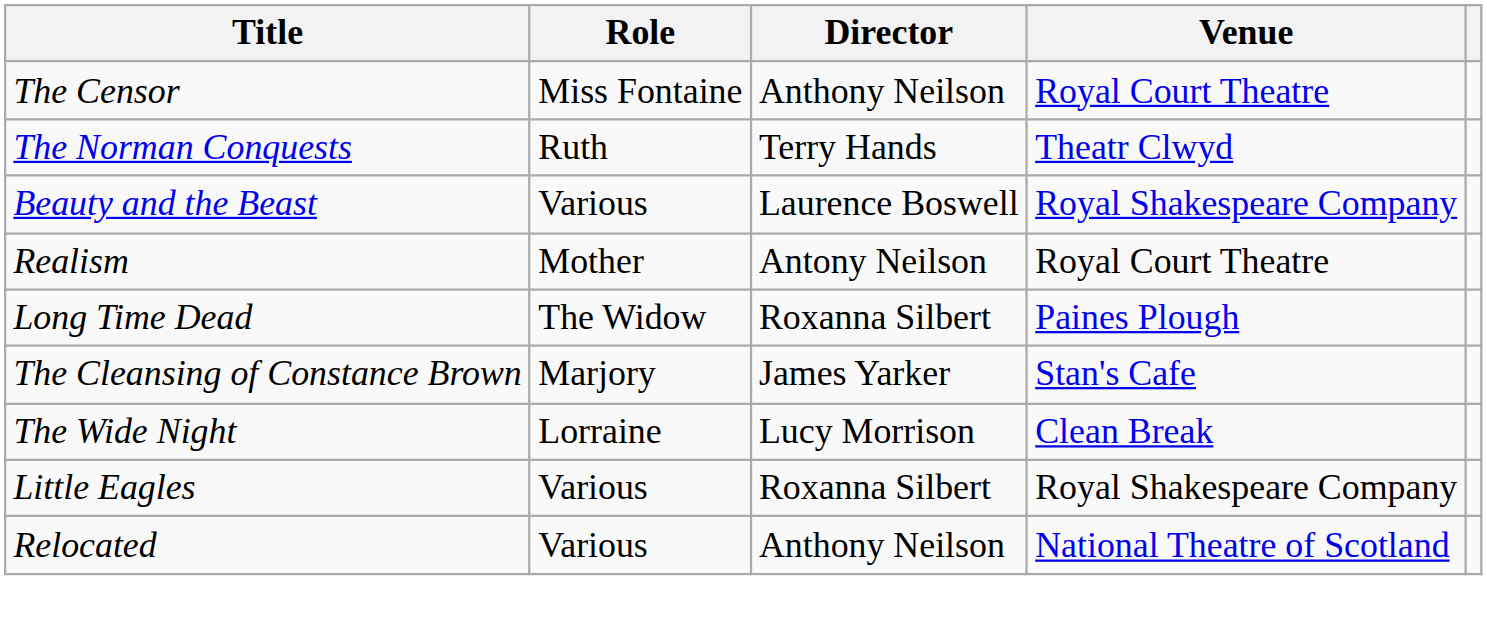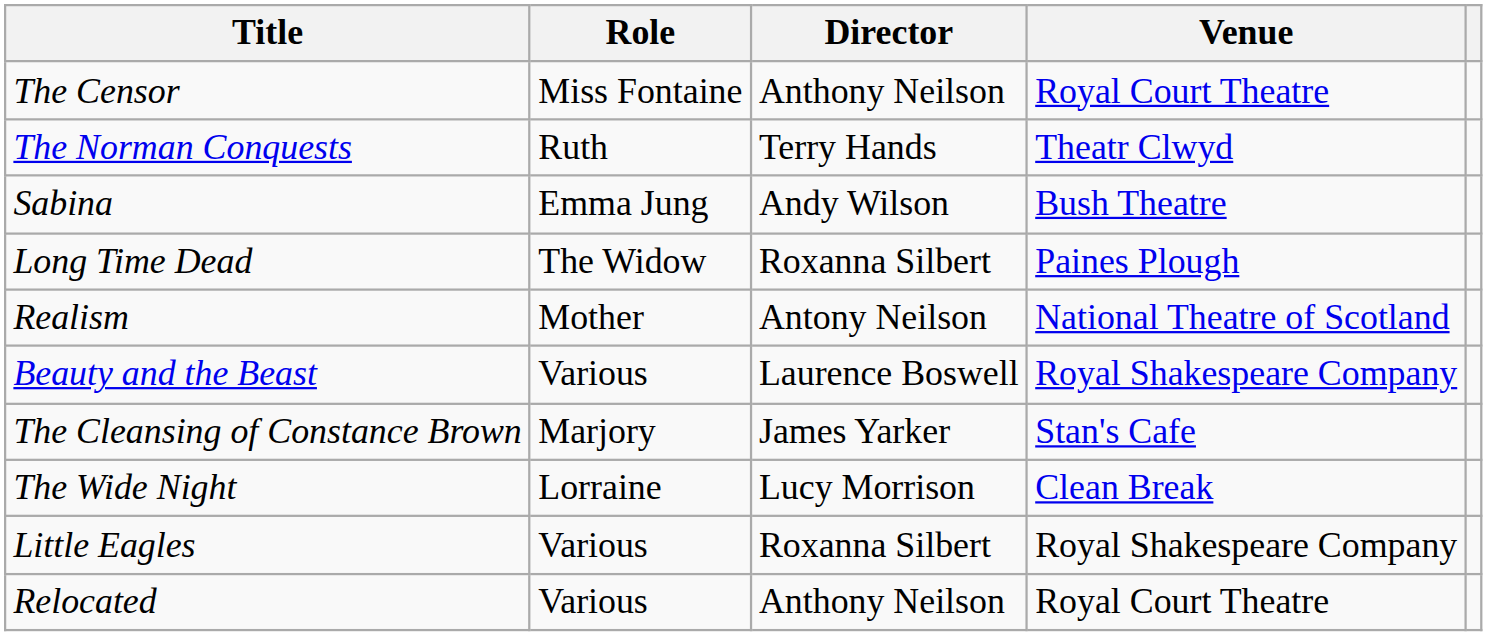+ row: (63, 203)
rows swapped: (165, 203) <-> (133, 317)
(1182, 260) Royal Court Theatre -> (1242, 317) National Theatre of Scotland
(1242, 544) National Theatre of Scotland -> (1182, 601) Royal Court Theatre
